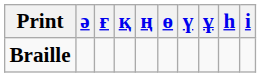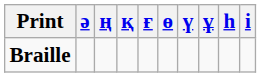columns swapped: (104, 21) <-> (147, 21)
